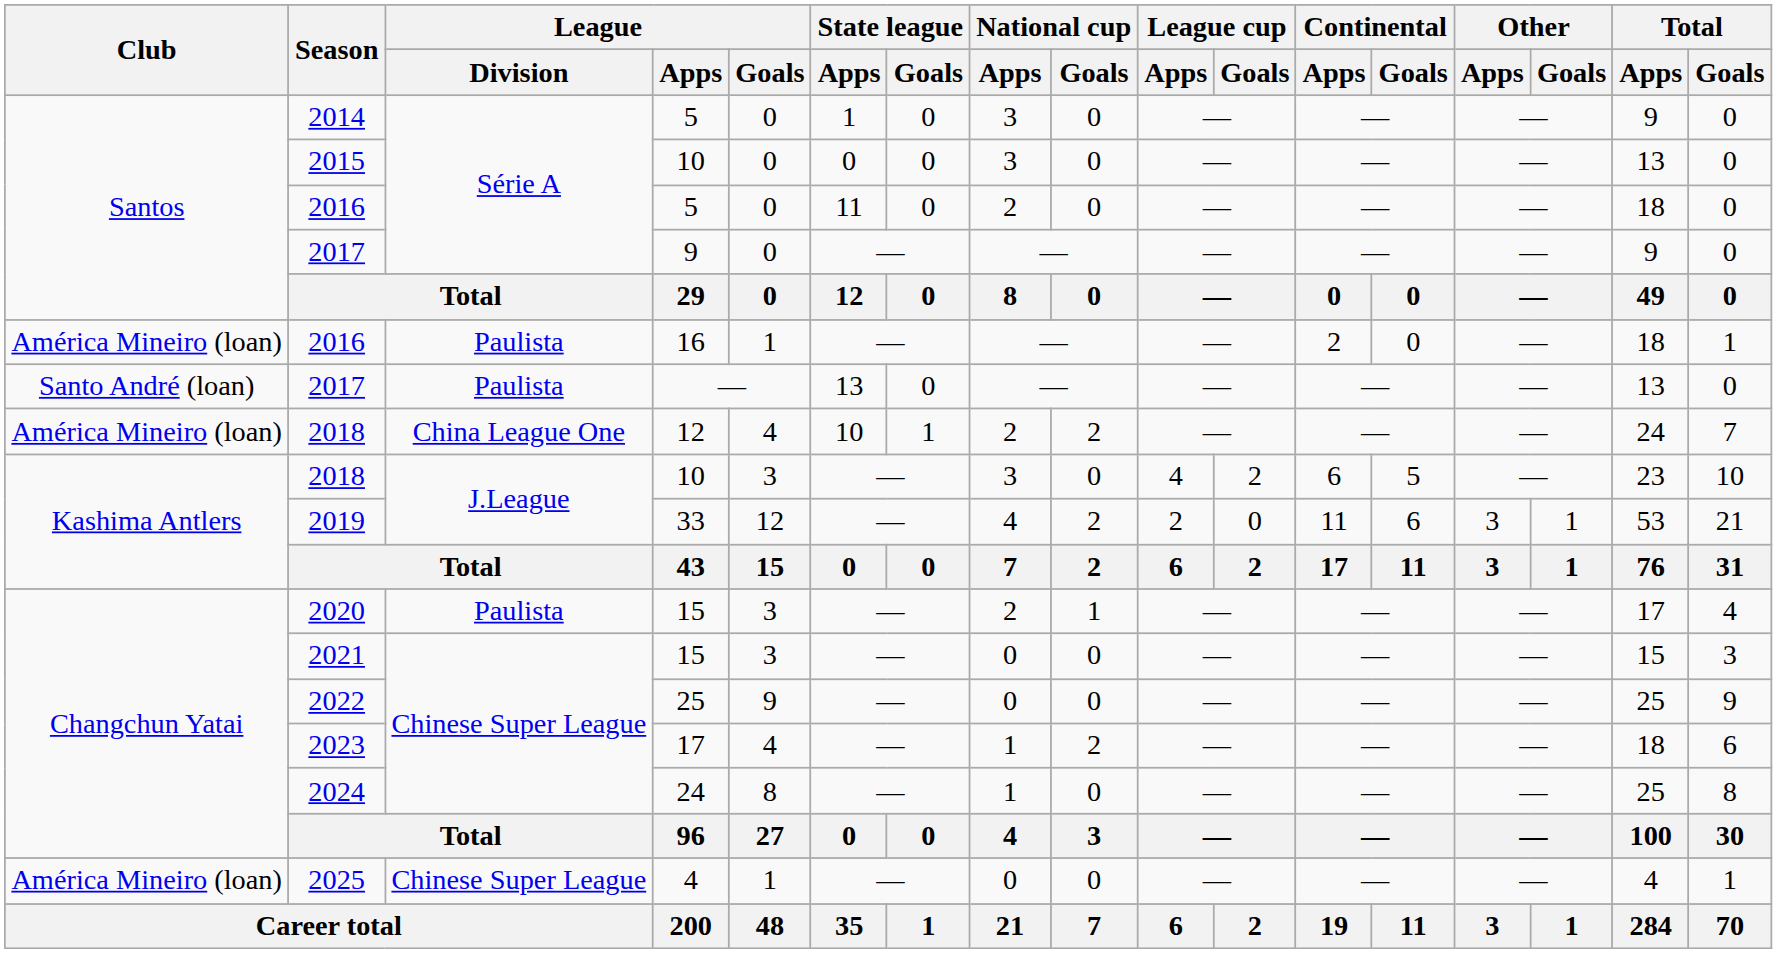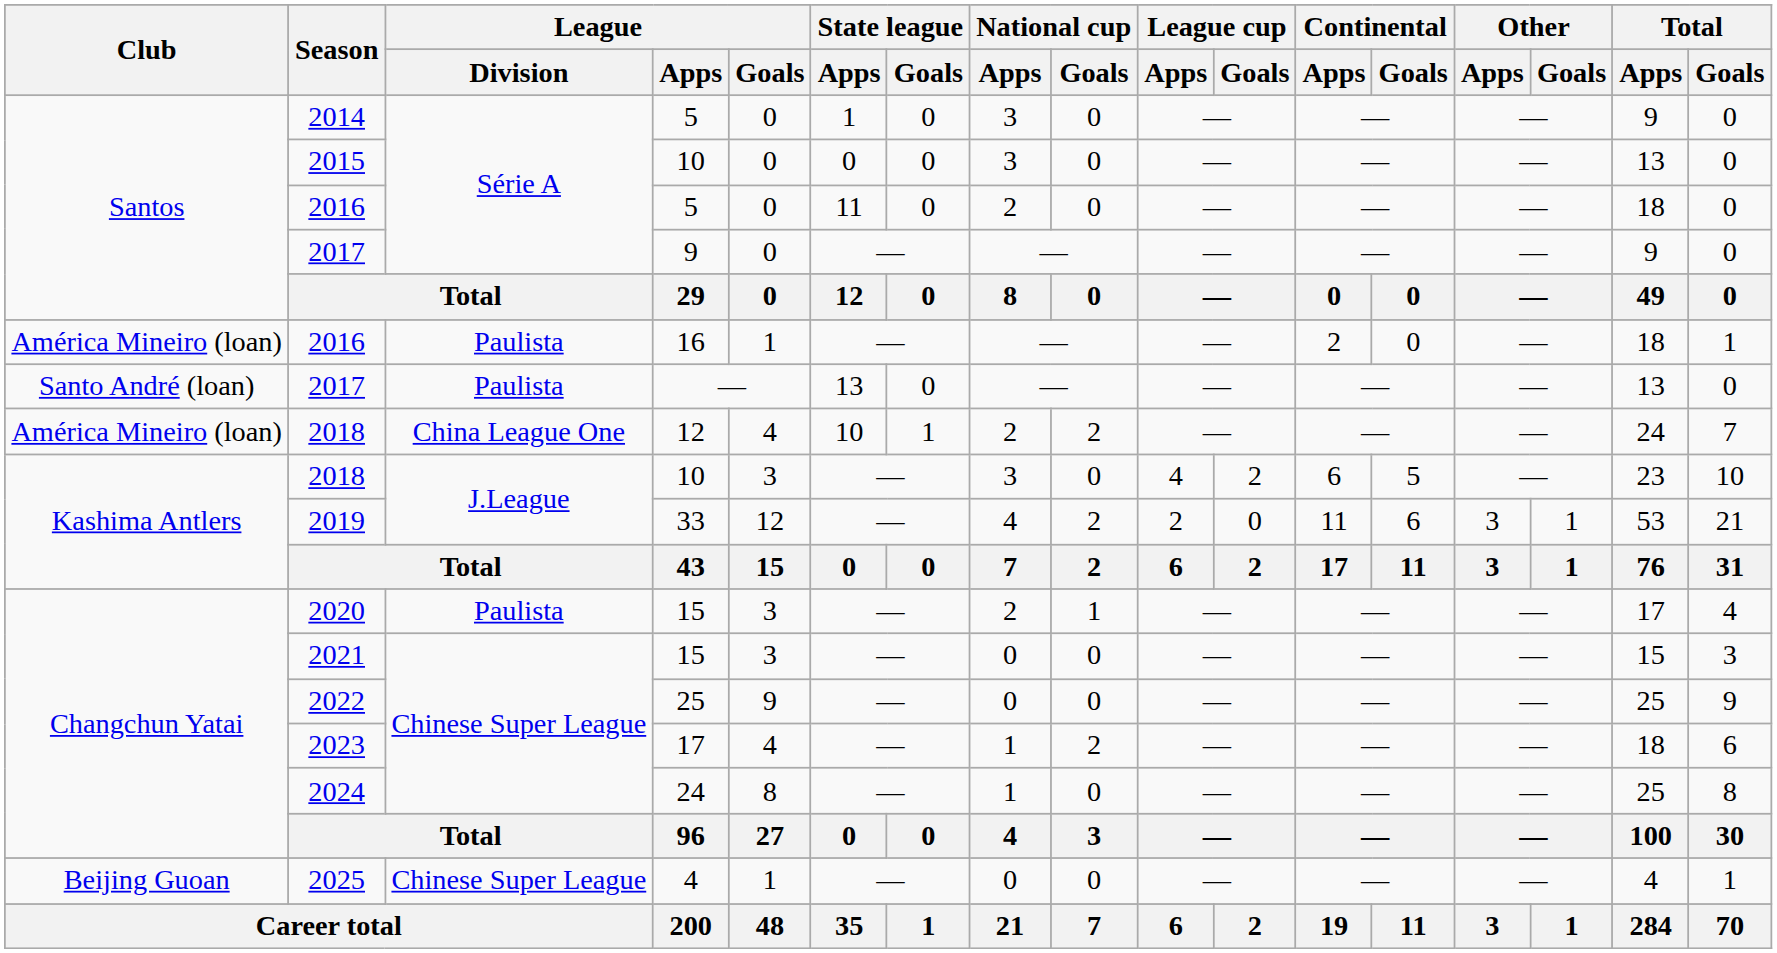(147, 880) América Mineiro (loan) -> (147, 880) Beijing Guoan
